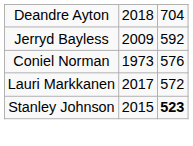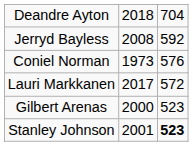(138, 38) 2009 -> (138, 38) 2008
+ row: (61, 107)
(138, 107) 2015 -> (138, 130) 2001
